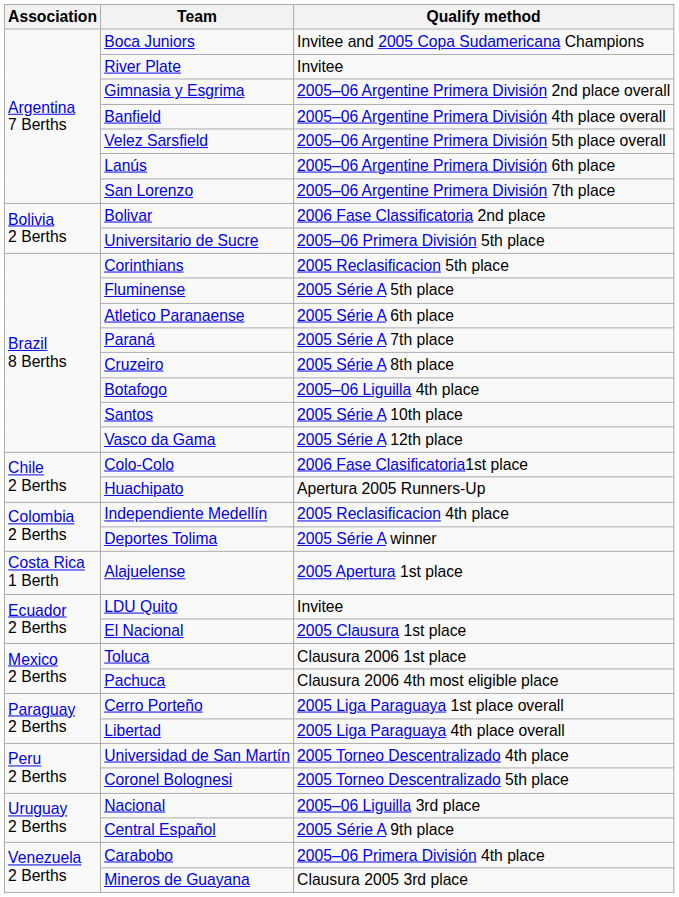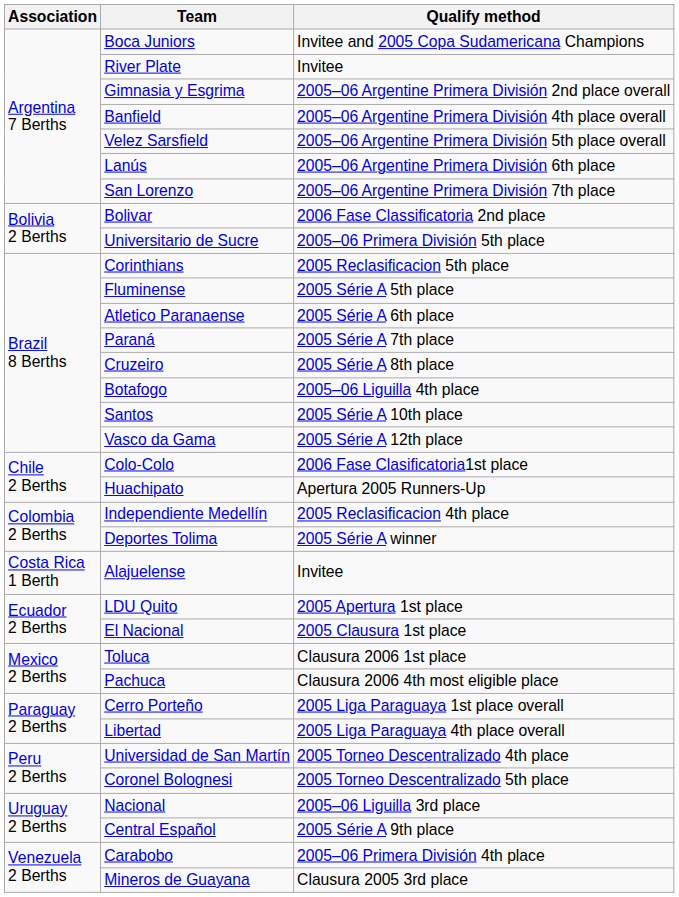(380, 572) 2005 Apertura 1st place -> (320, 572) Invitee
(320, 606) Invitee -> (380, 606) 2005 Apertura 1st place
